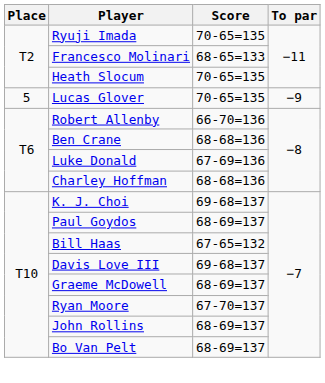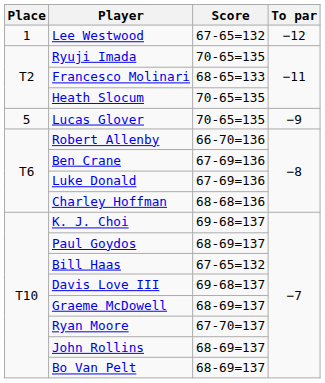+ row: (98, 36)
(231, 139) 68-68=136 -> (231, 160) 67-69=136
